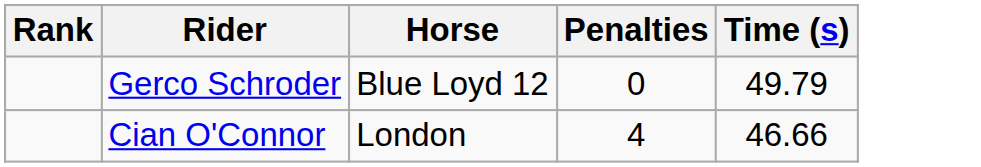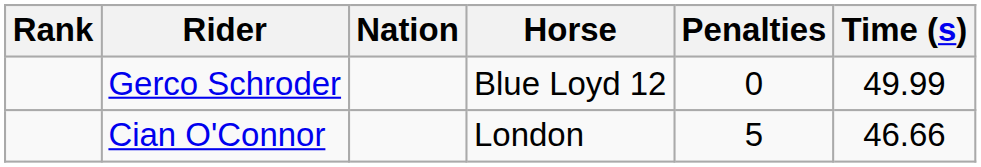+ column: (408, 30)
(787, 82) 49.79 -> (904, 82) 49.99
(636, 135) 4 -> (754, 135) 5
